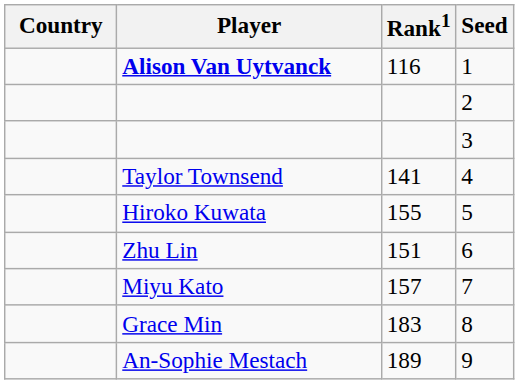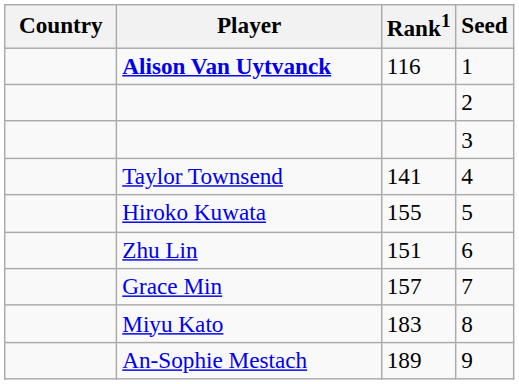(173, 286) Miyu Kato -> (172, 286) Grace Min
(172, 323) Grace Min -> (173, 323) Miyu Kato
